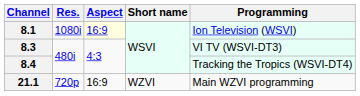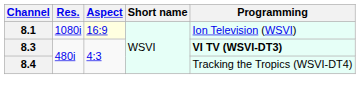(237, 47) normal -> (237, 47) bold
- row: (28, 82)
